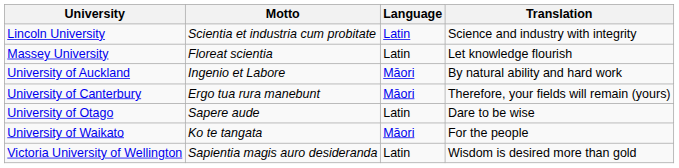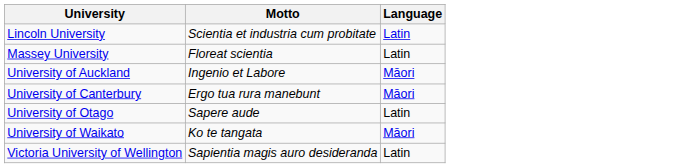- column: (559, 14)
